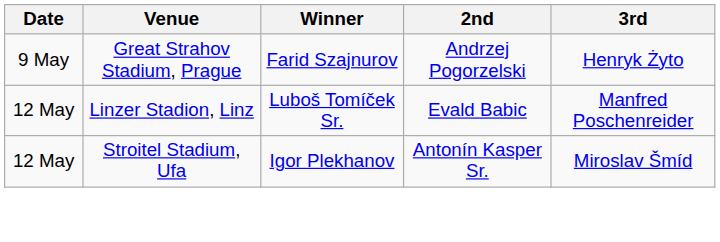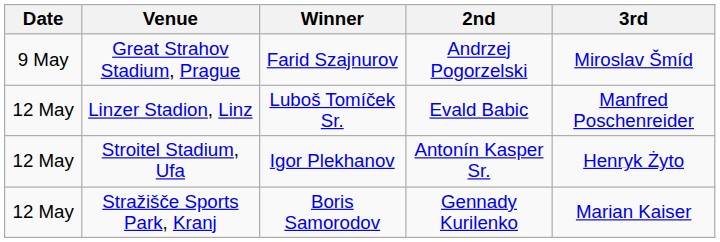(633, 59) Henryk Żyto -> (634, 59) Miroslav Šmíd
(633, 161) Miroslav Šmíd -> (634, 161) Henryk Żyto
+ row: (170, 211)
